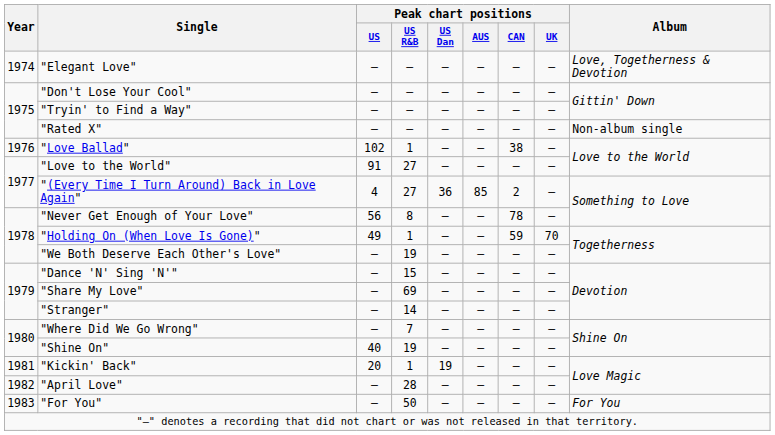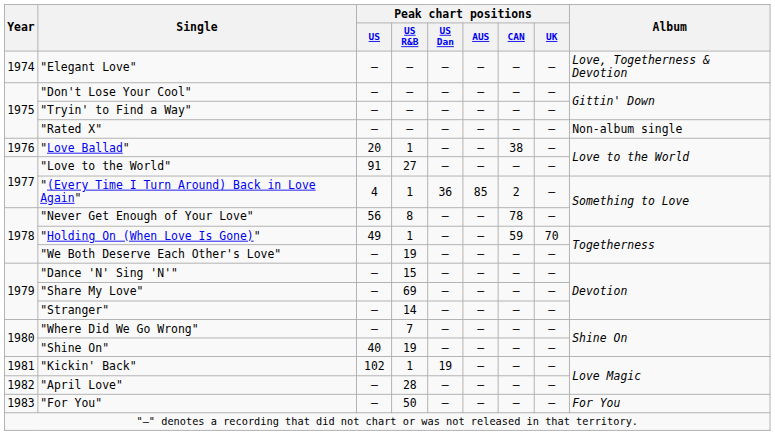(374, 148) 102 -> (374, 148) 20
(410, 192) 27 -> (410, 192) 1
(374, 366) 20 -> (374, 366) 102
